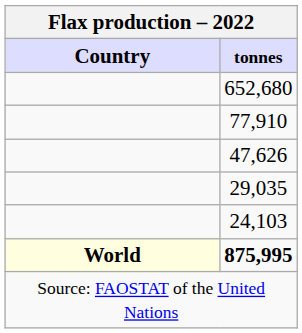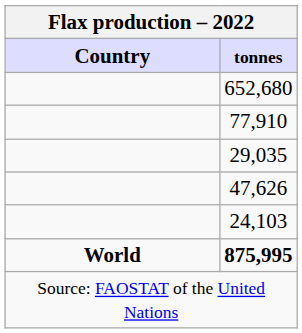rows swapped: (258, 155) <-> (258, 188)
(112, 254) lightyellow background -> (112, 254) no background
